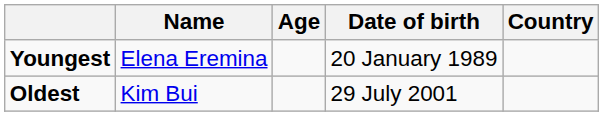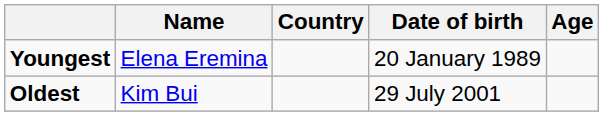columns swapped: (551, 22) <-> (299, 22)
